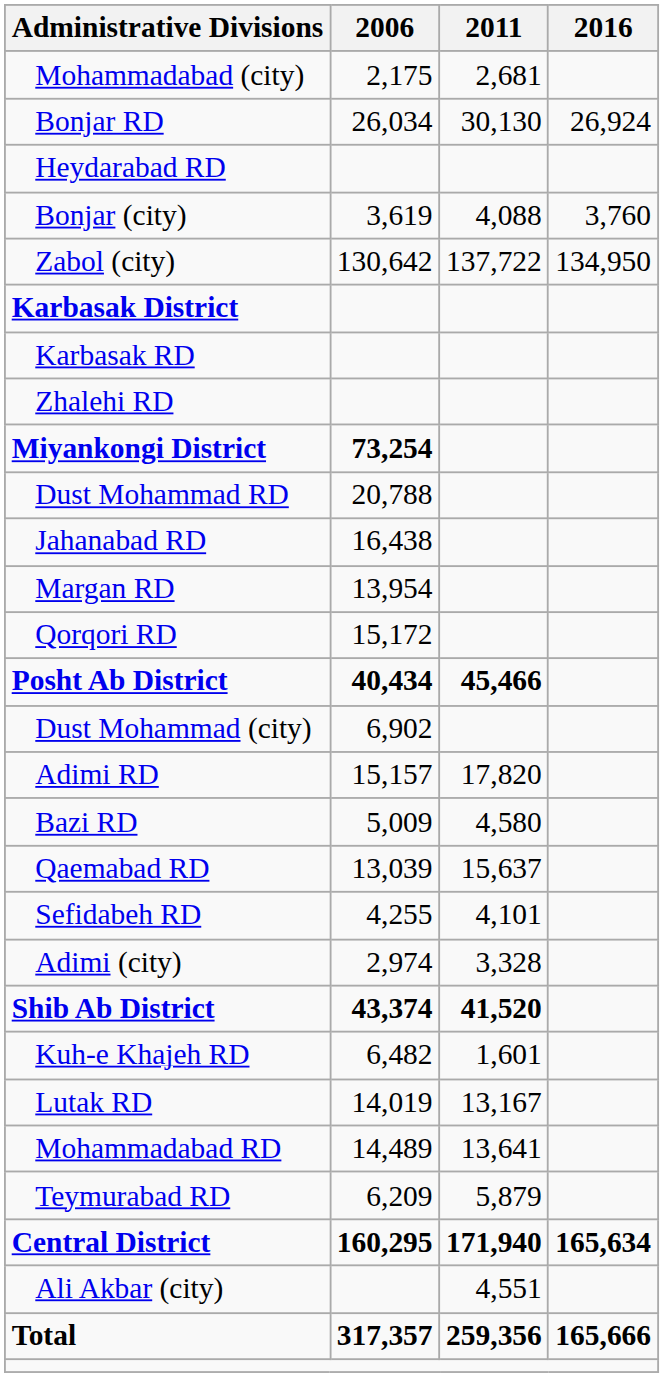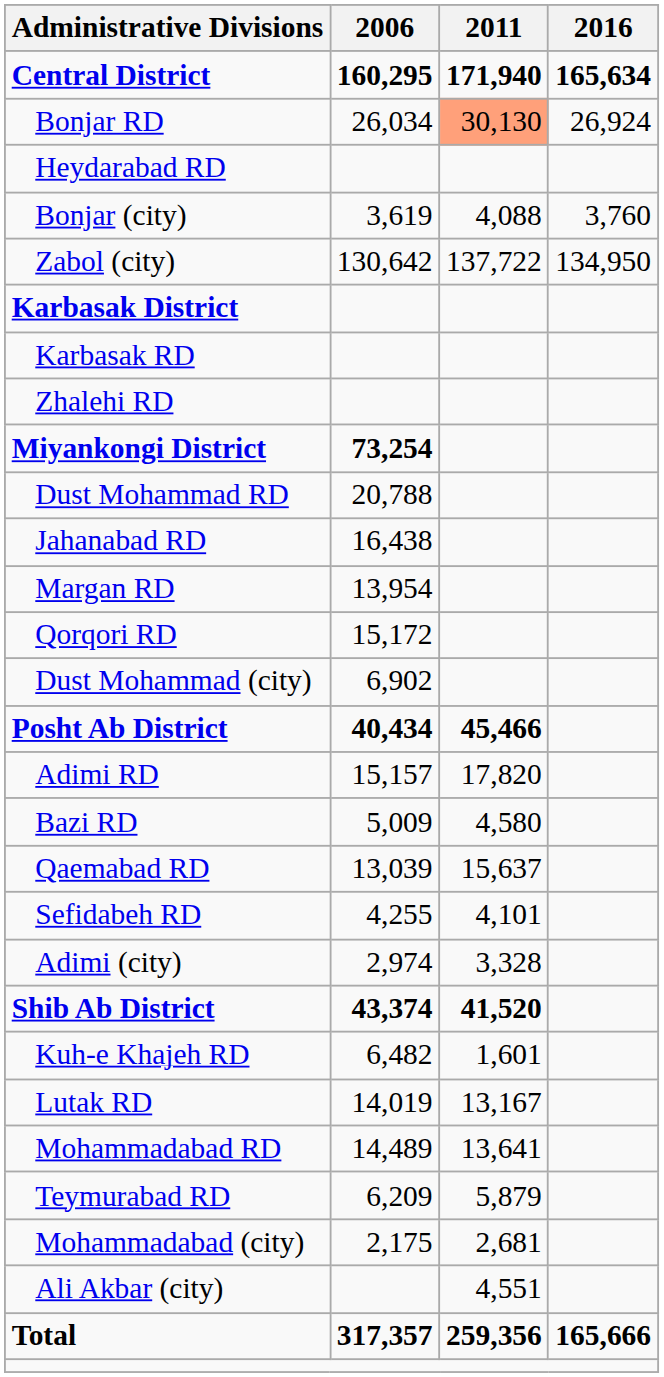rows swapped: (111, 1241) <-> (170, 74)
(501, 121) no background -> (501, 121) lightsalmon background
rows swapped: (173, 728) <-> (120, 681)
